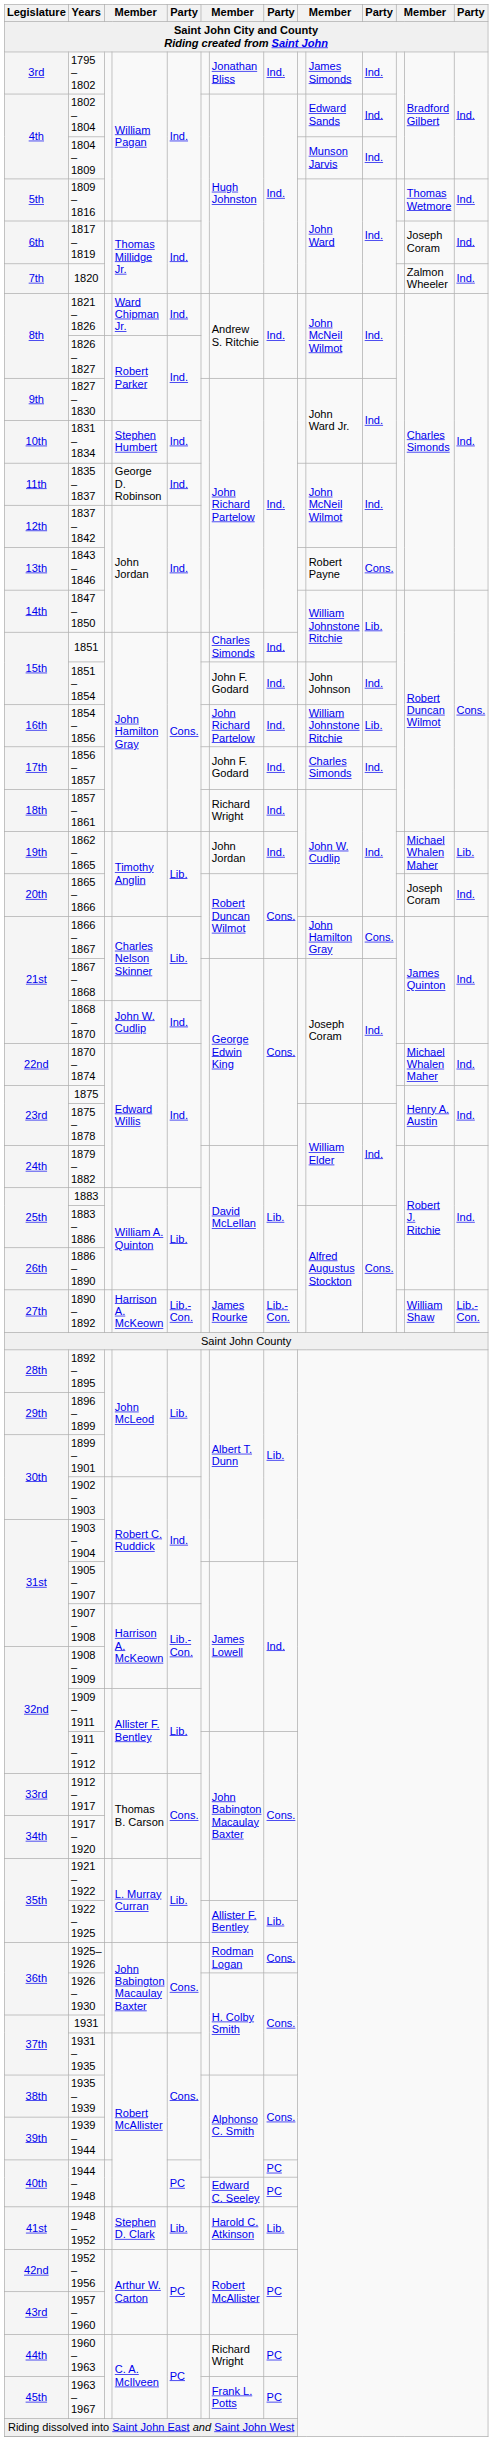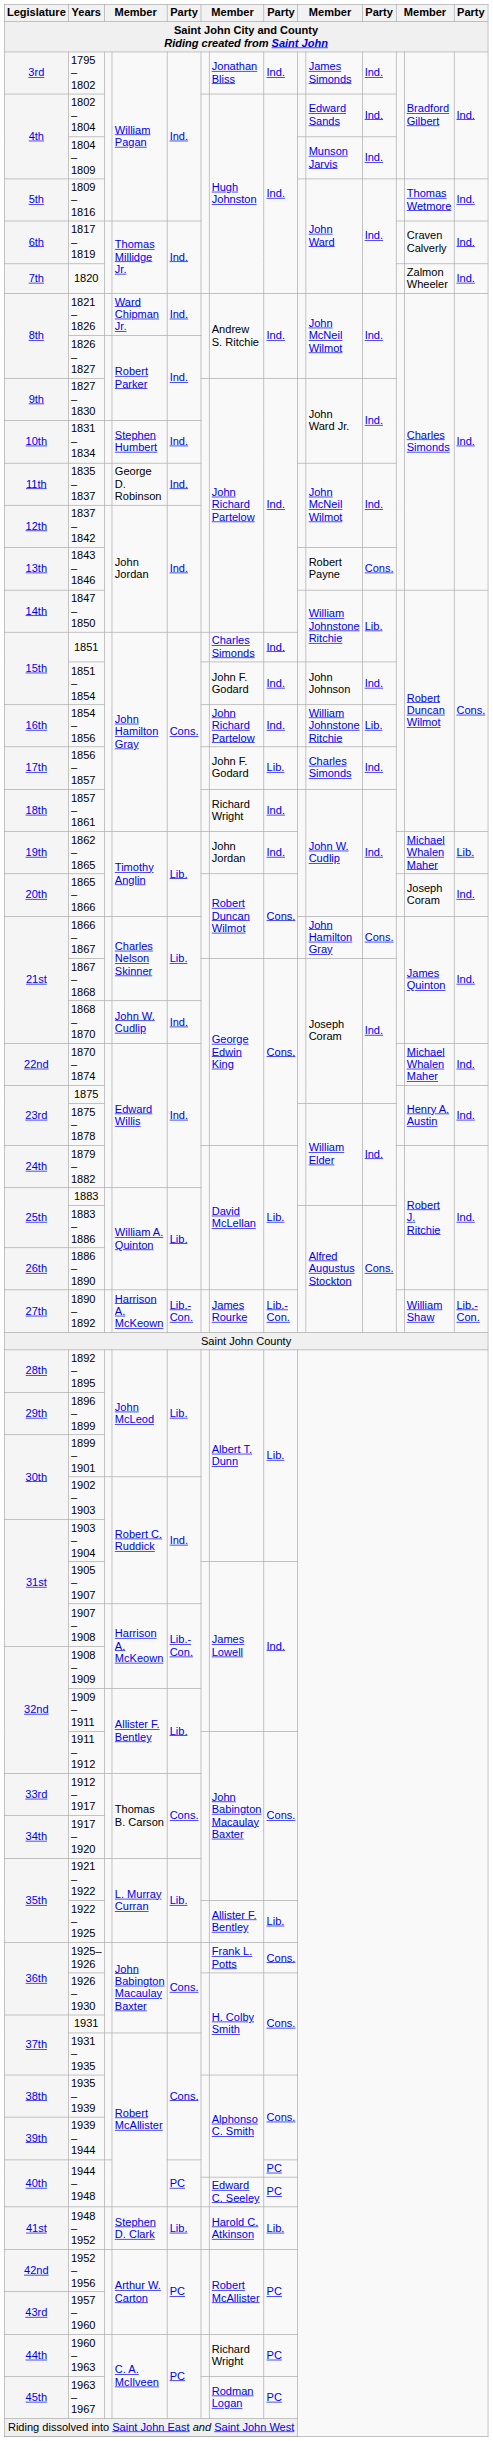(425, 242) Joseph Coram -> (427, 242) Craven Calverly
(276, 768) Ind. -> (275, 768) Lib.
(233, 1957) Rodman Logan -> (232, 1957) Frank L. Potts
(232, 2397) Frank L. Potts -> (233, 2397) Rodman Logan
